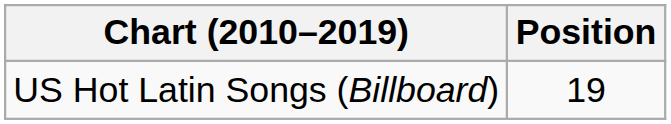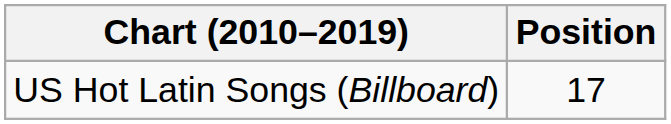(586, 89) 19 -> (586, 89) 17
